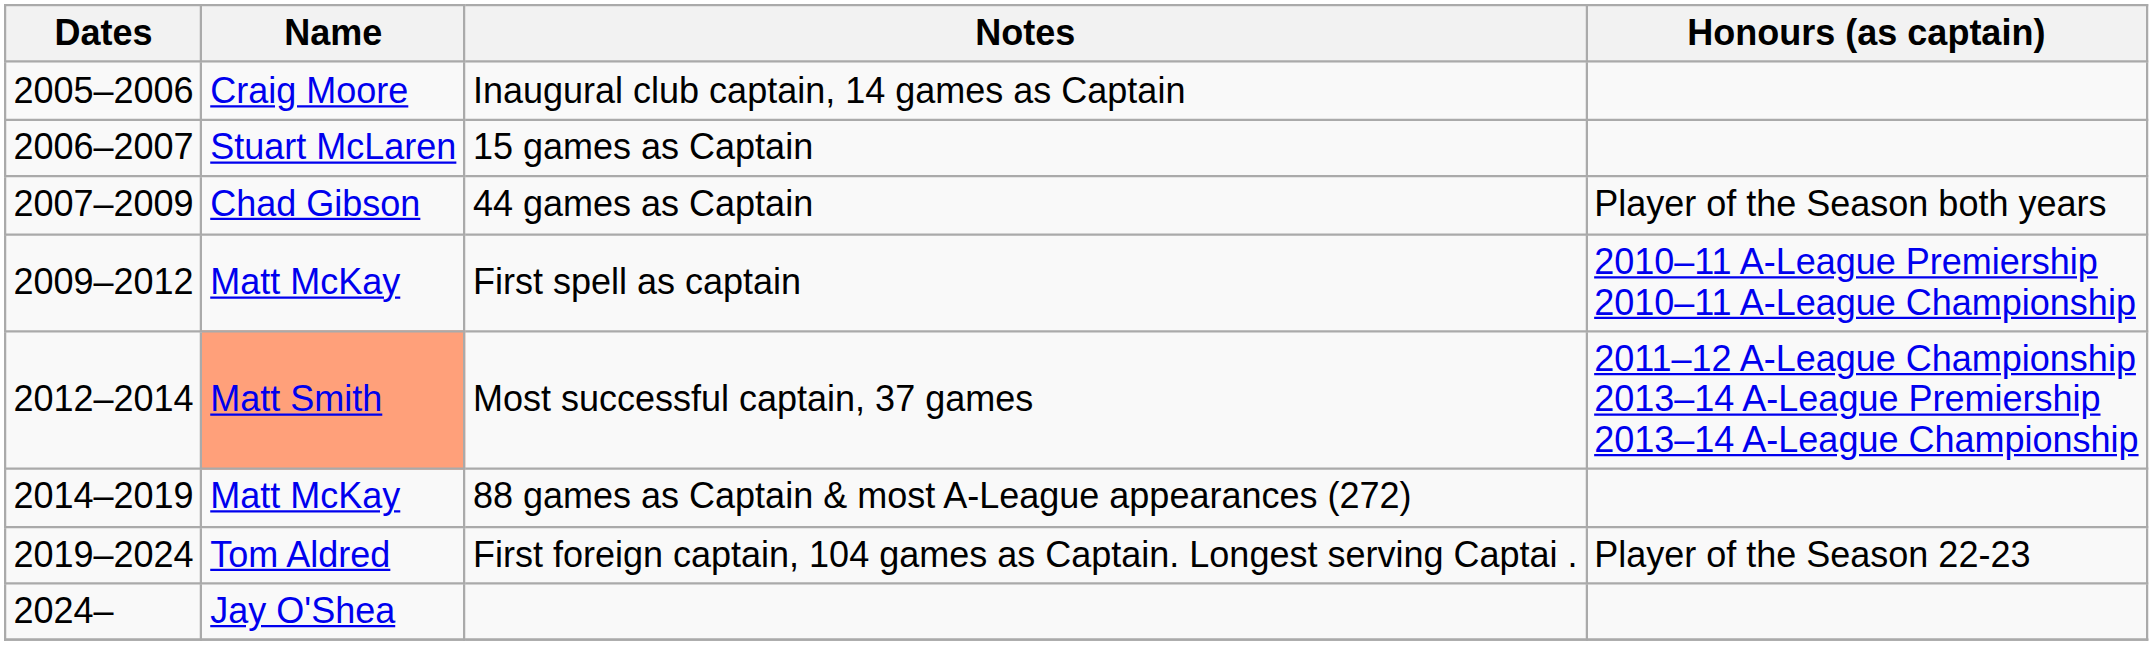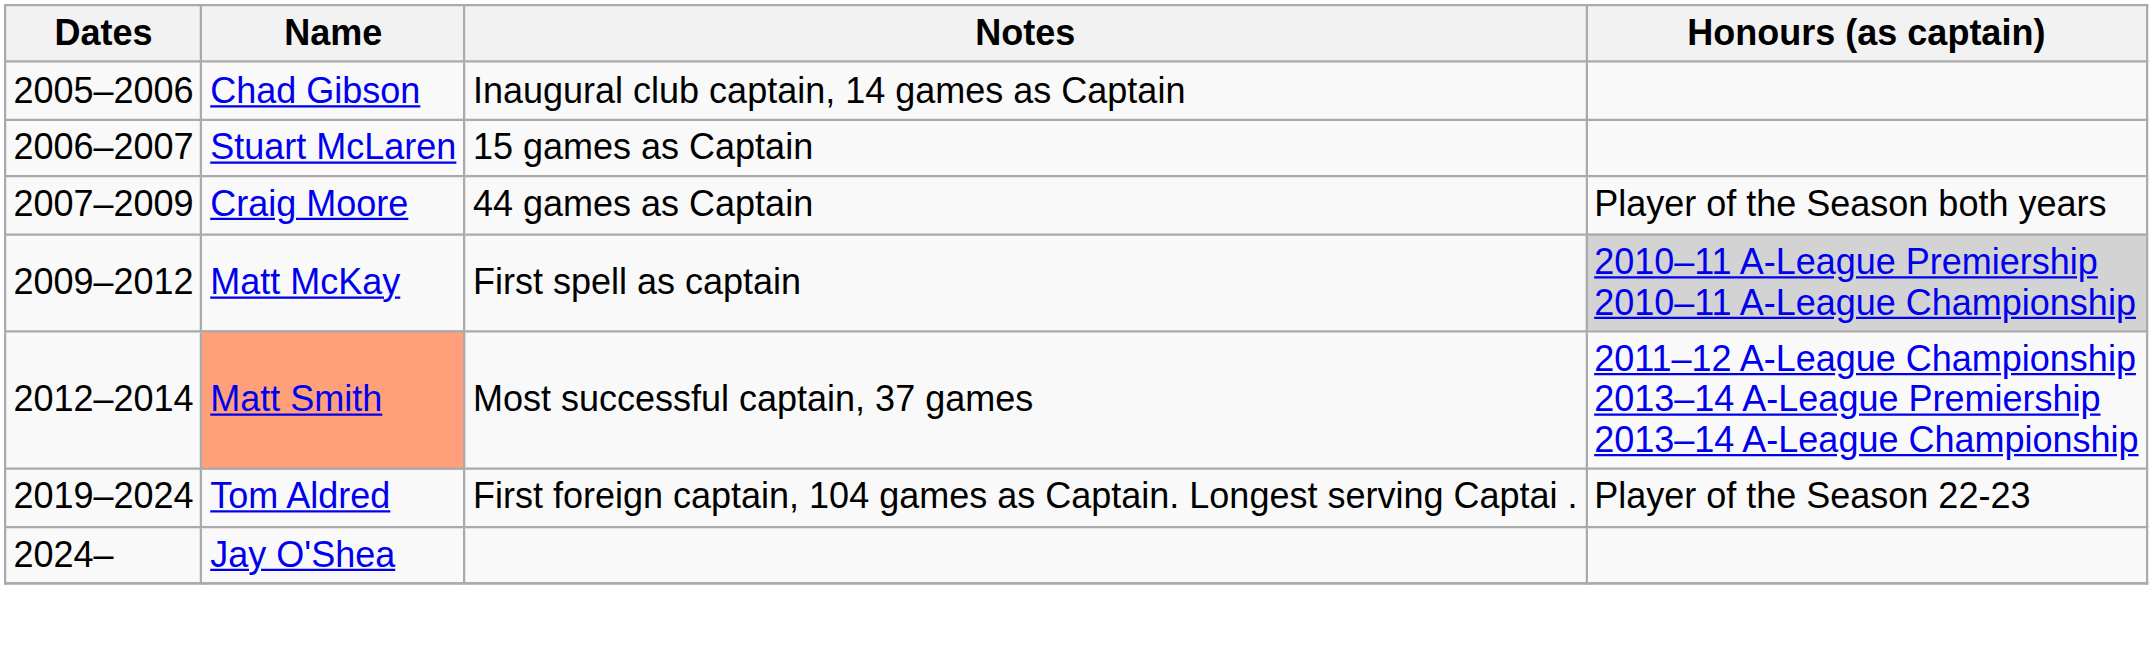(309, 90) Craig Moore -> (315, 90) Chad Gibson
(315, 204) Chad Gibson -> (309, 204) Craig Moore
(1865, 281) no background -> (1865, 281) lightgrey background
- row: (104, 497)
